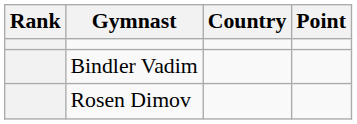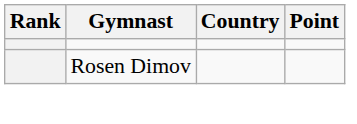- row: (134, 66)
